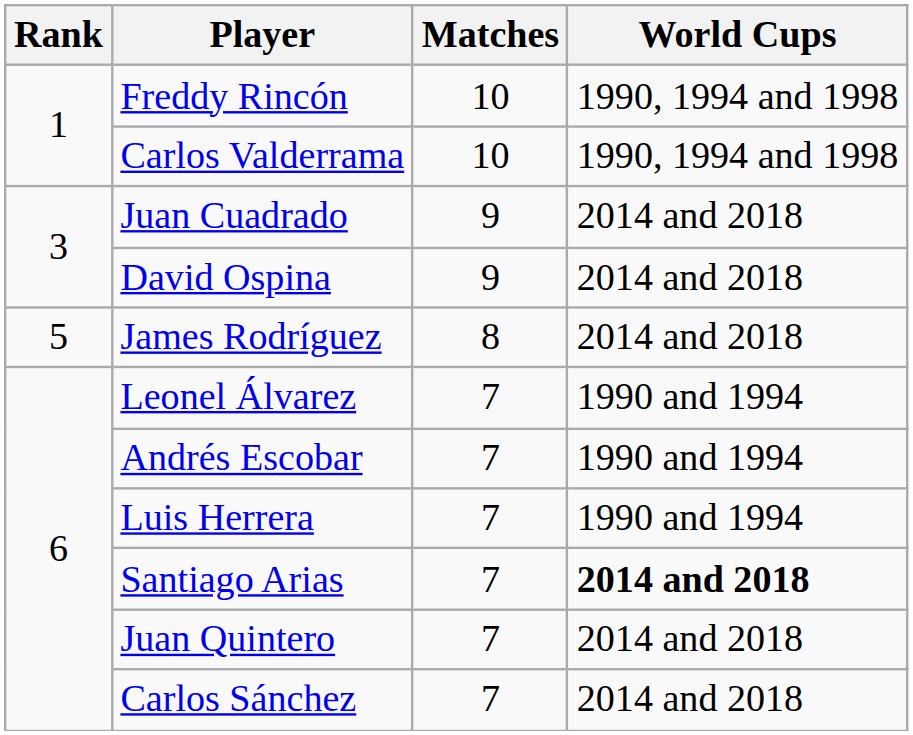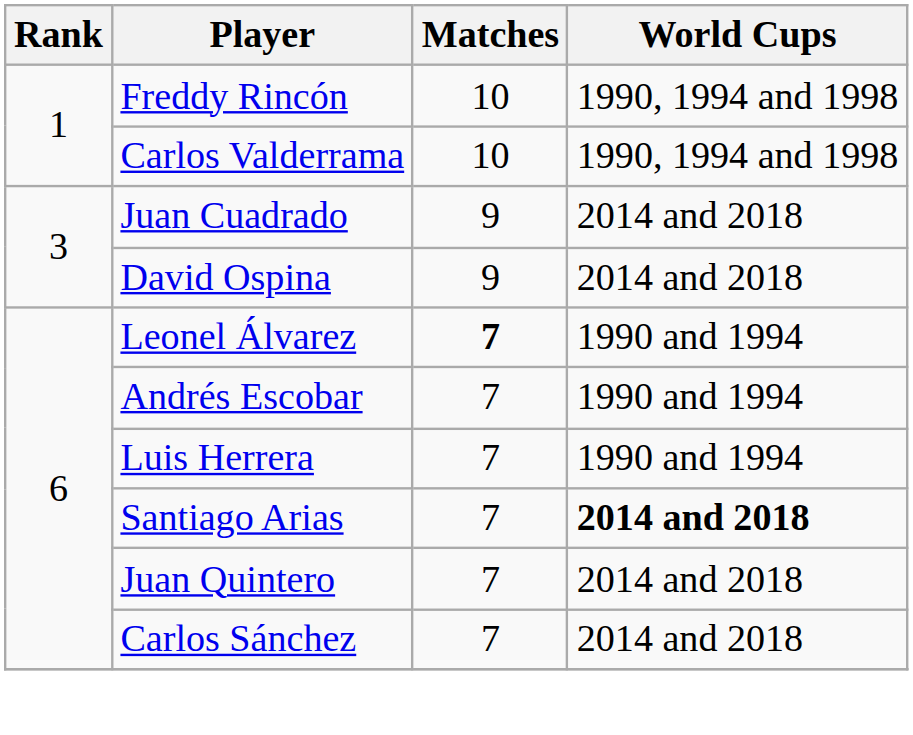- row: (251, 336)
(490, 397) normal -> (490, 336) bold
